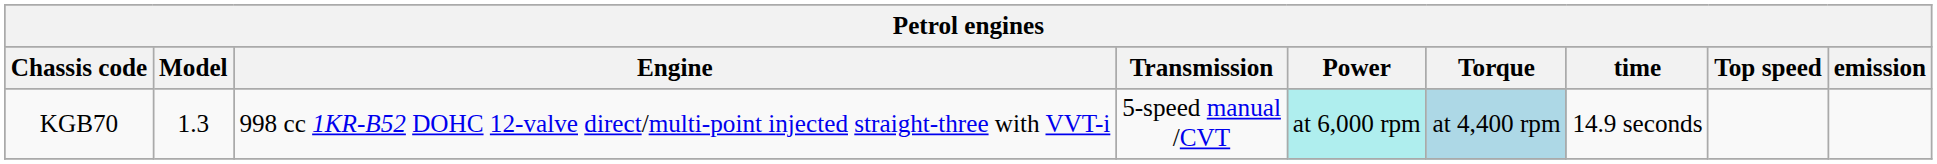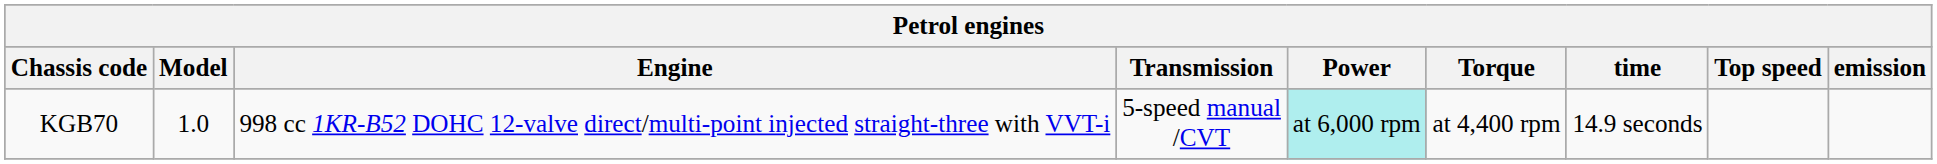(193, 123) 1.3 -> (193, 123) 1.0
(1497, 123) lightblue background -> (1497, 123) no background
